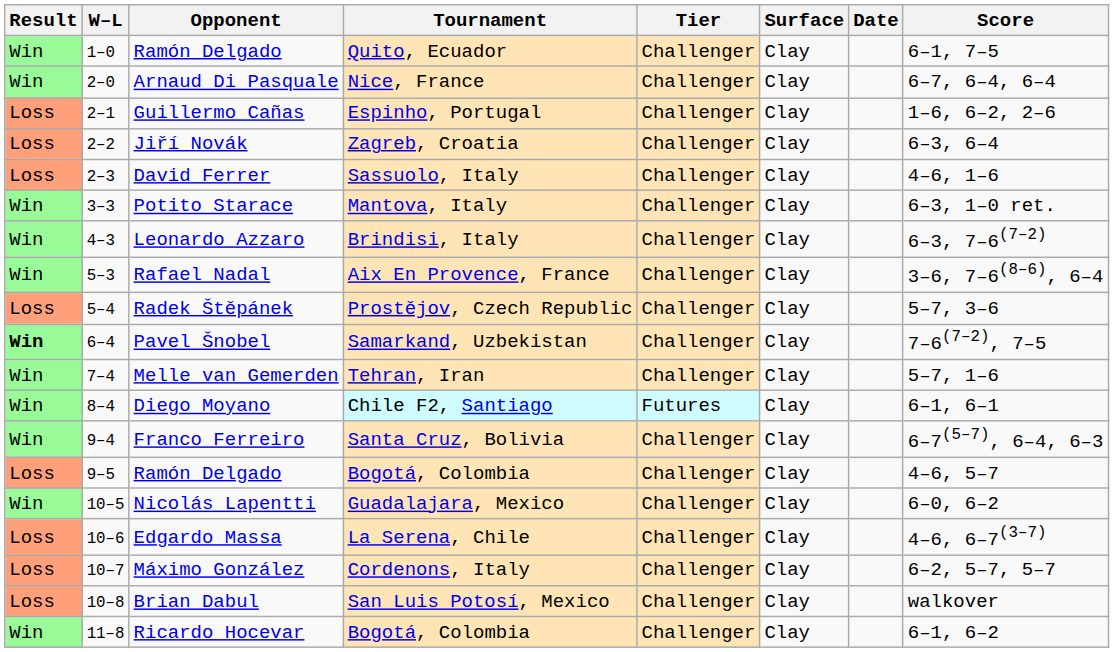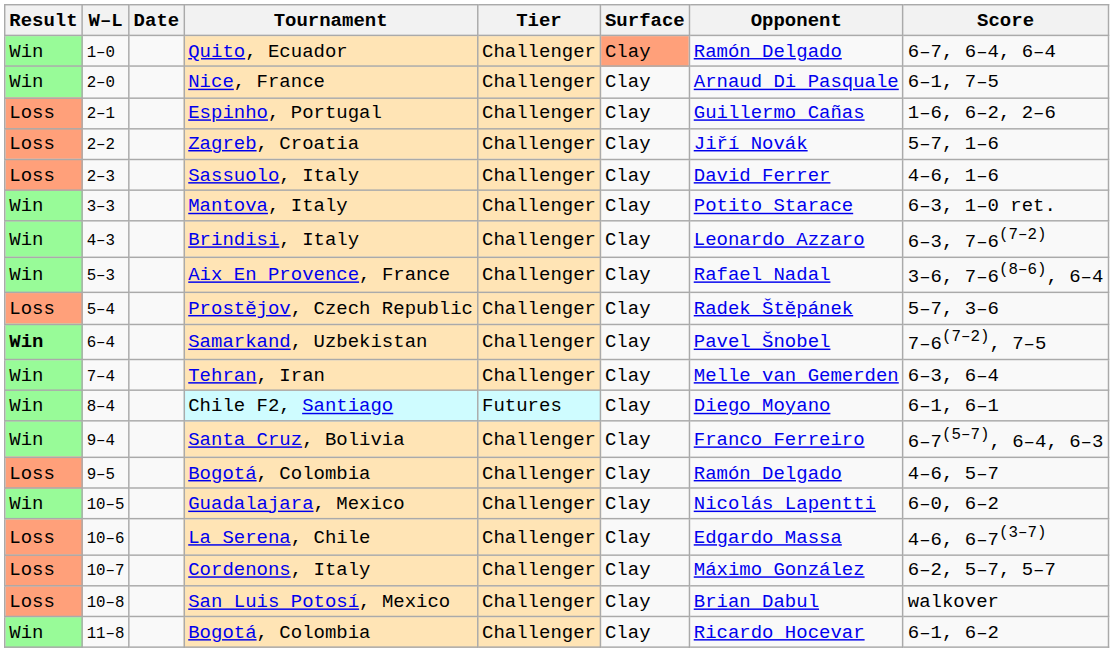columns swapped: (876, 20) <-> (236, 20)
(787, 51) no background -> (628, 51) lightsalmon background
(953, 51) 6–1, 7–5 -> (982, 51) 6–7, 6–4, 6–4
(982, 82) 6–7, 6–4, 6–4 -> (953, 82) 6–1, 7–5
(953, 144) 6–3, 6–4 -> (953, 144) 5–7, 1–6
(953, 375) 5–7, 1–6 -> (953, 375) 6–3, 6–4
